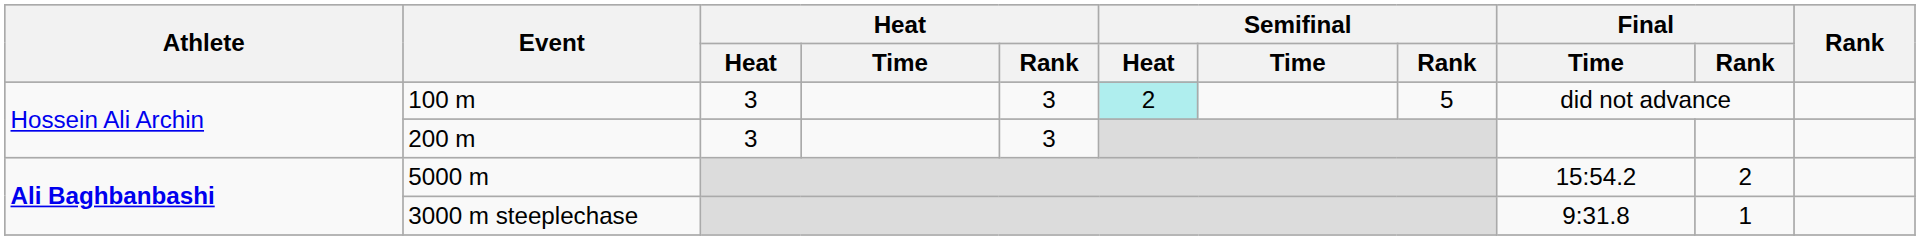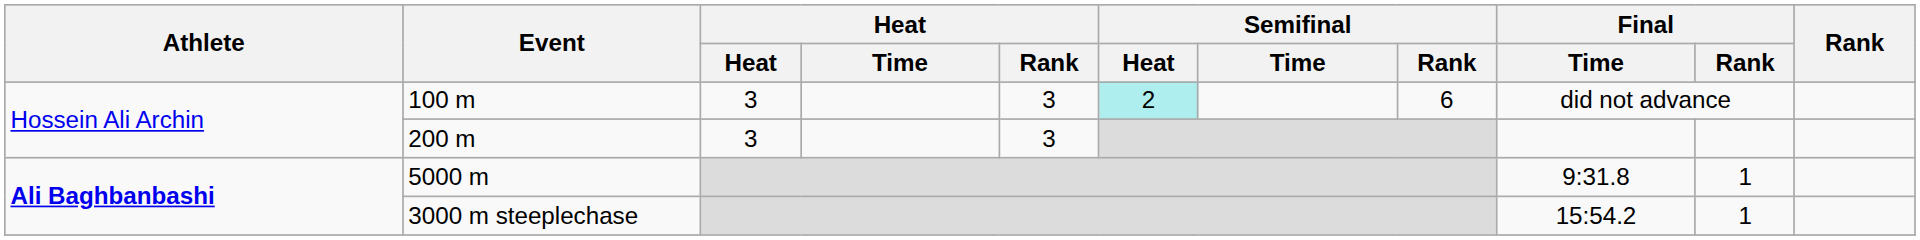(1447, 101) 5 -> (1447, 101) 6
(1596, 177) 15:54.2 -> (1596, 177) 9:31.8
(1745, 177) 2 -> (1745, 177) 1
(1596, 215) 9:31.8 -> (1596, 215) 15:54.2
